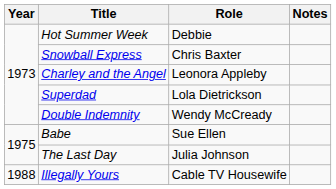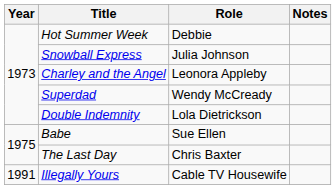(206, 54) Chris Baxter -> (210, 54) Julia Johnson
(217, 94) Lola Dietrickson -> (222, 94) Wendy McCready
(222, 114) Wendy McCready -> (217, 114) Lola Dietrickson
(210, 154) Julia Johnson -> (206, 154) Chris Baxter
(21, 174) 1988 -> (21, 174) 1991
